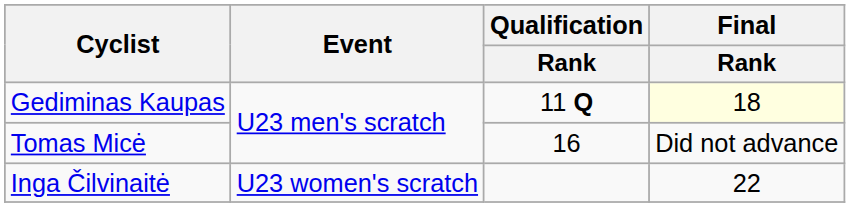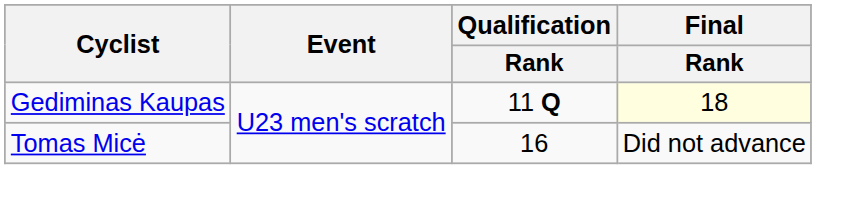- row: (90, 183)
